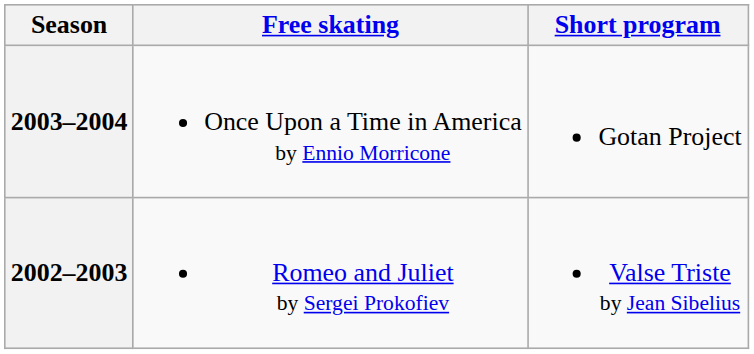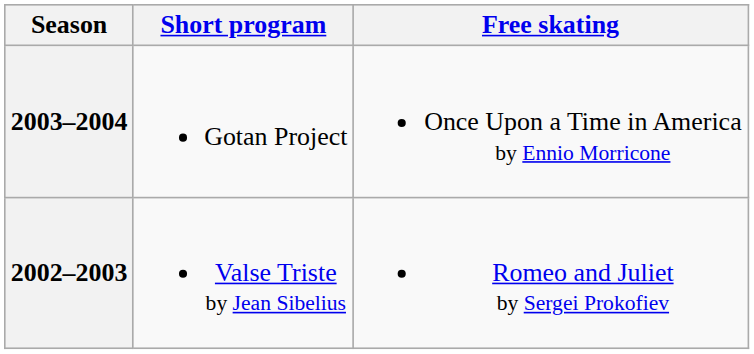columns swapped: (638, 25) <-> (331, 25)
